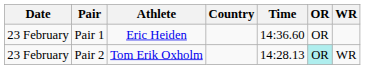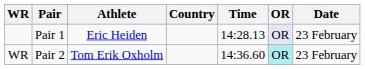columns swapped: (38, 14) <-> (346, 14)
(282, 34) 14:36.60 -> (243, 34) 14:28.13
(320, 34) no background -> (280, 34) lavender background
(282, 54) 14:28.13 -> (243, 54) 14:36.60
